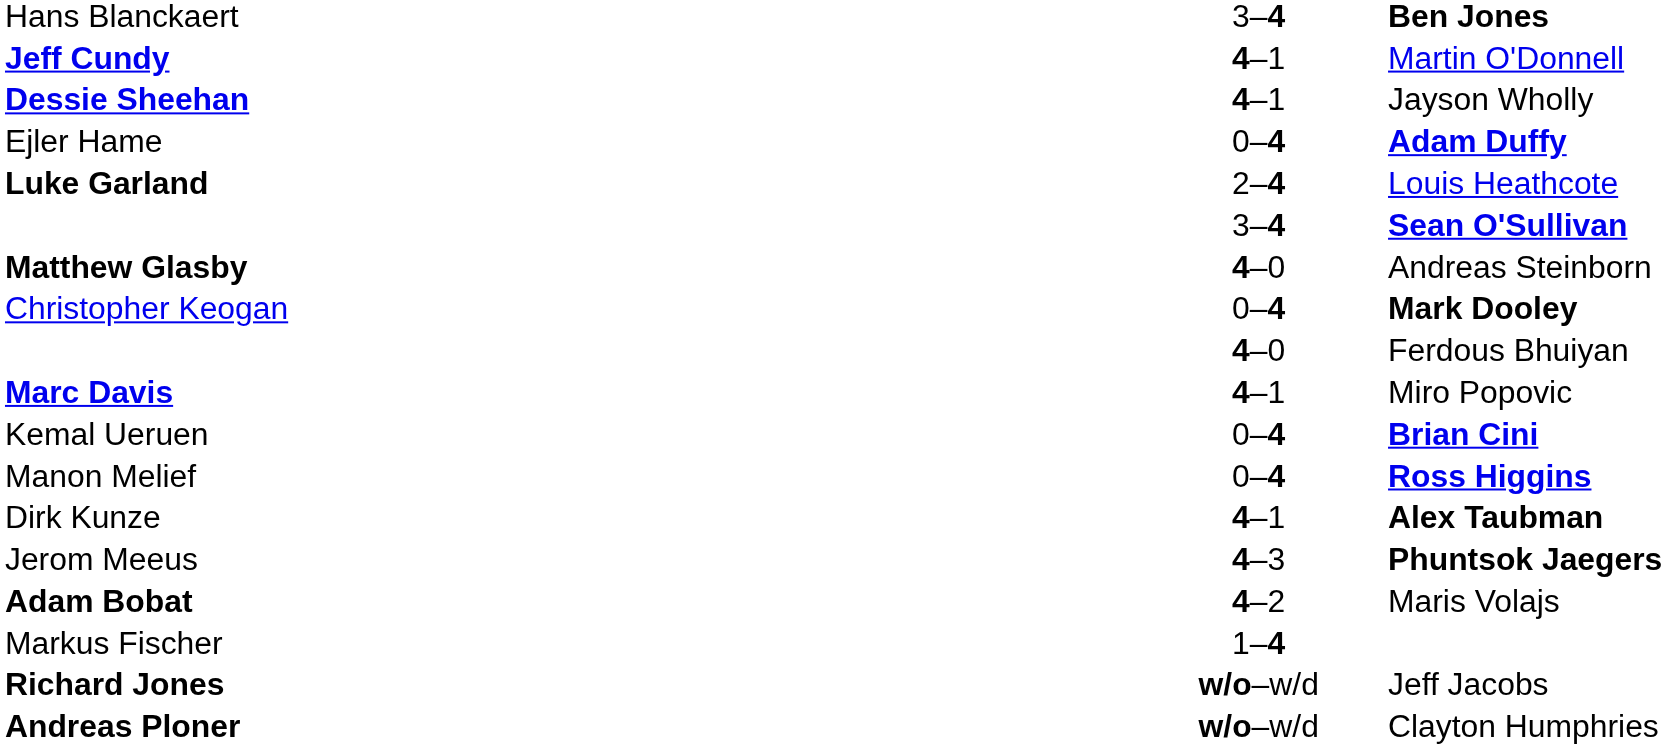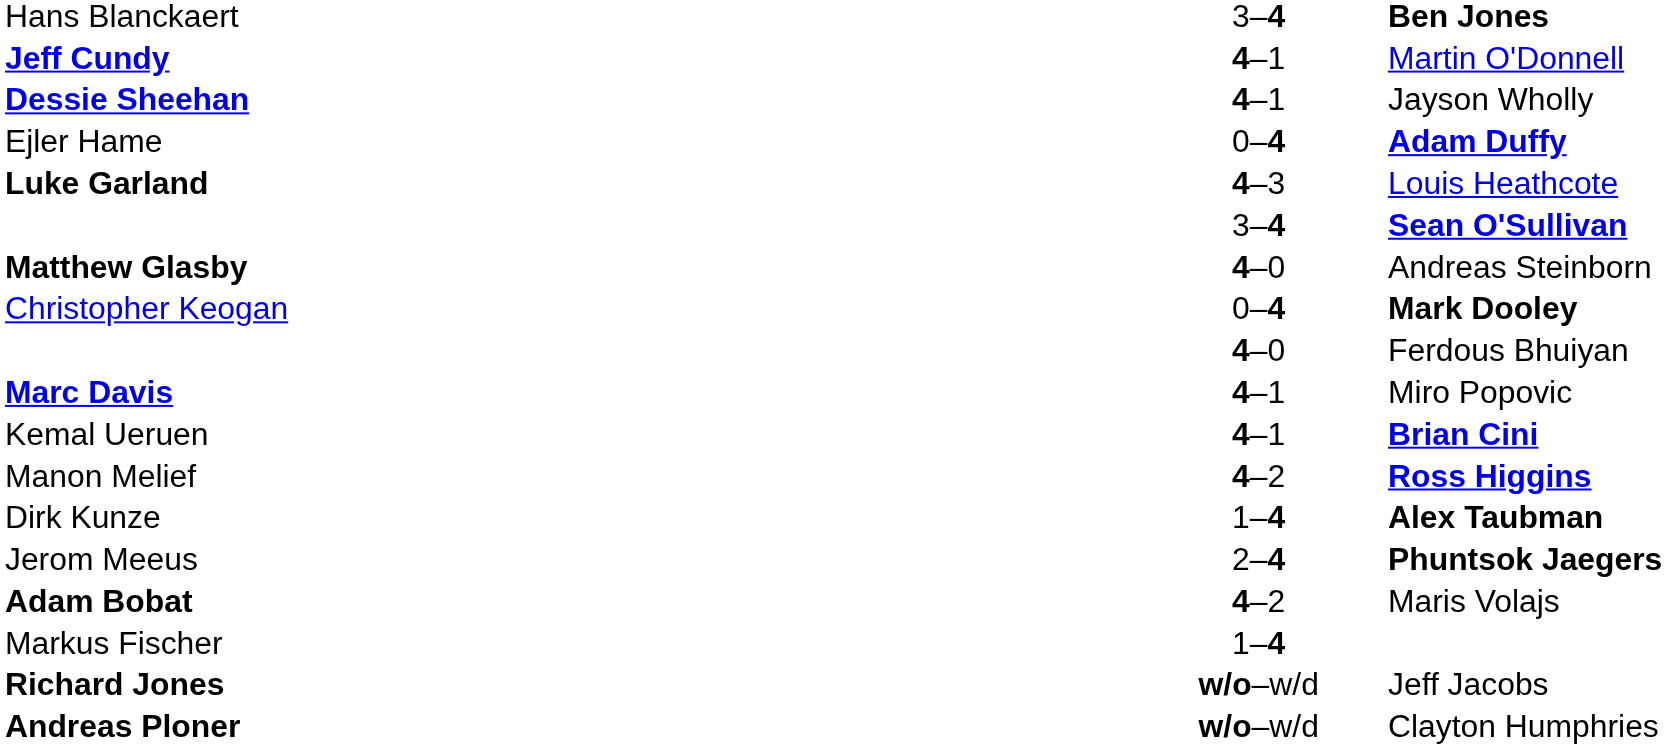(1259, 183) 2–4 -> (1259, 183) 4–3
(1259, 434) 0–4 -> (1259, 434) 4–1
(1259, 476) 0–4 -> (1259, 476) 4–2
(1259, 517) 4–1 -> (1259, 517) 1–4
(1259, 559) 4–3 -> (1259, 559) 2–4
